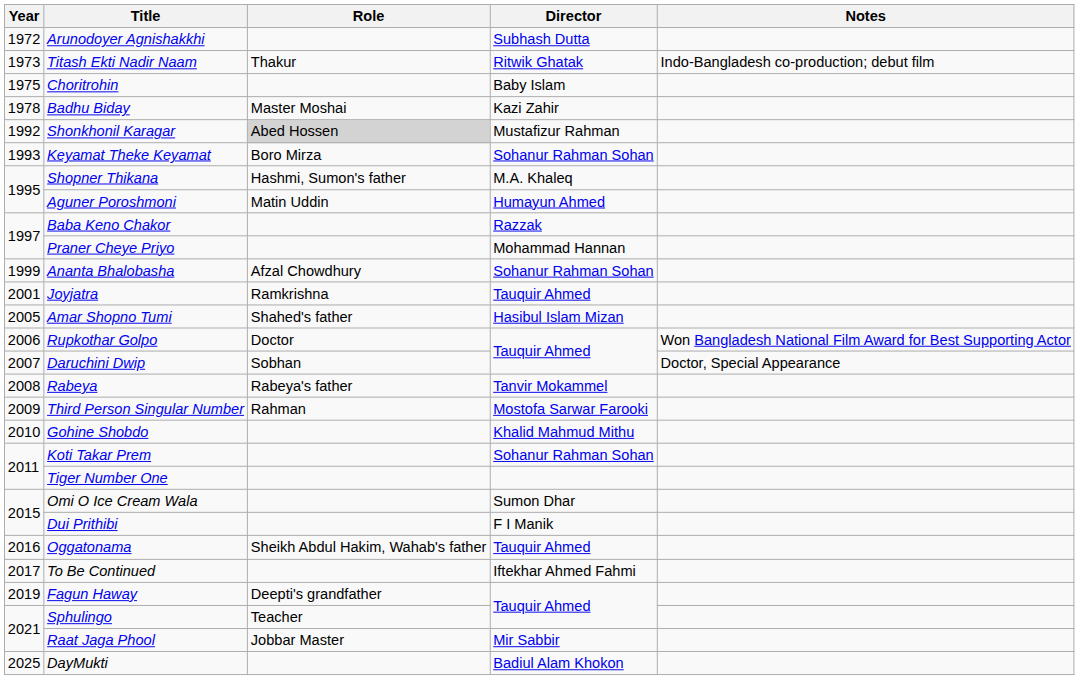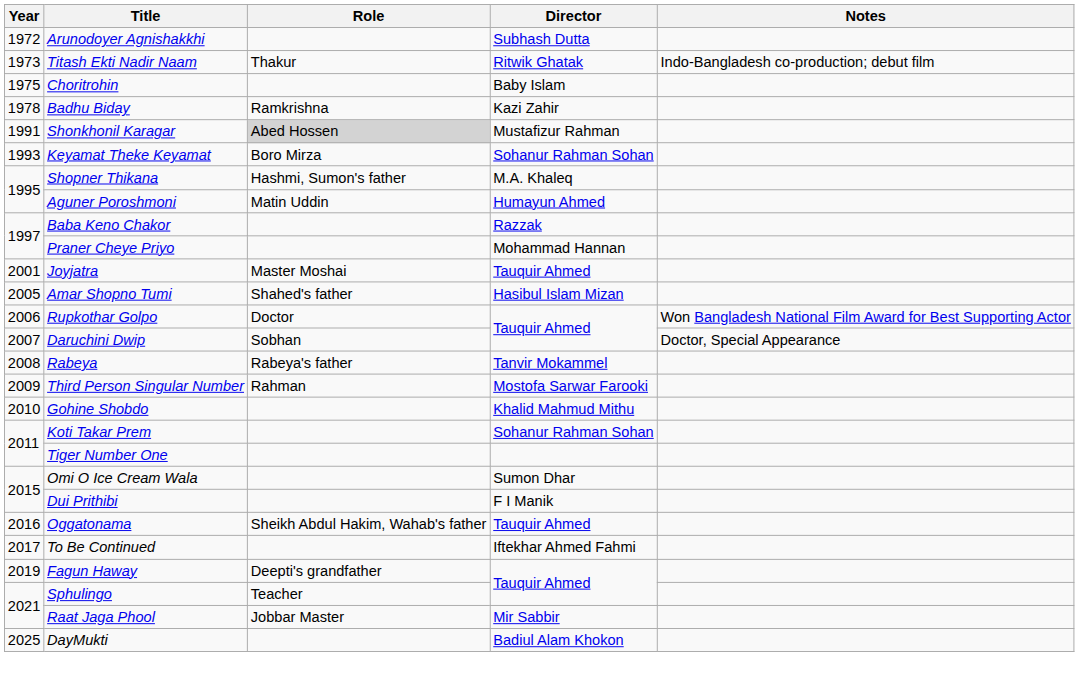(299, 109) Master Moshai -> (290, 109) Ramkrishna
(24, 132) 1992 -> (24, 132) 1991
- row: (111, 270)
(290, 293) Ramkrishna -> (299, 270) Master Moshai
